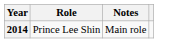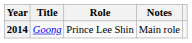+ column: (47, 12)
